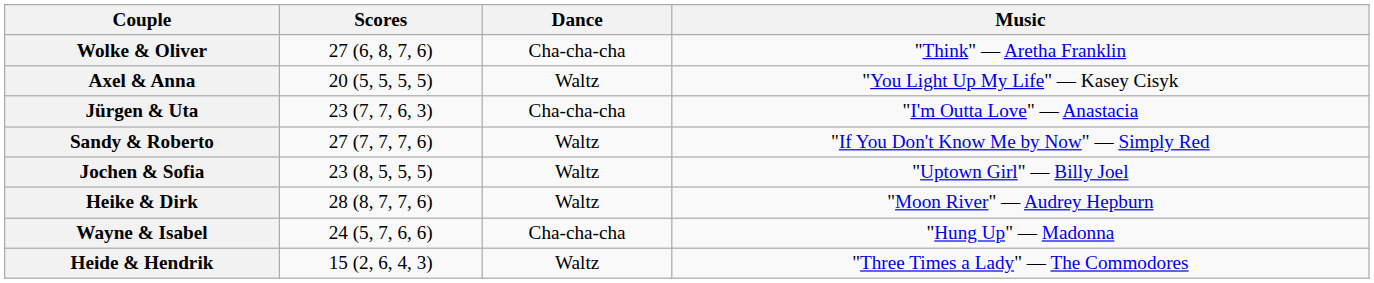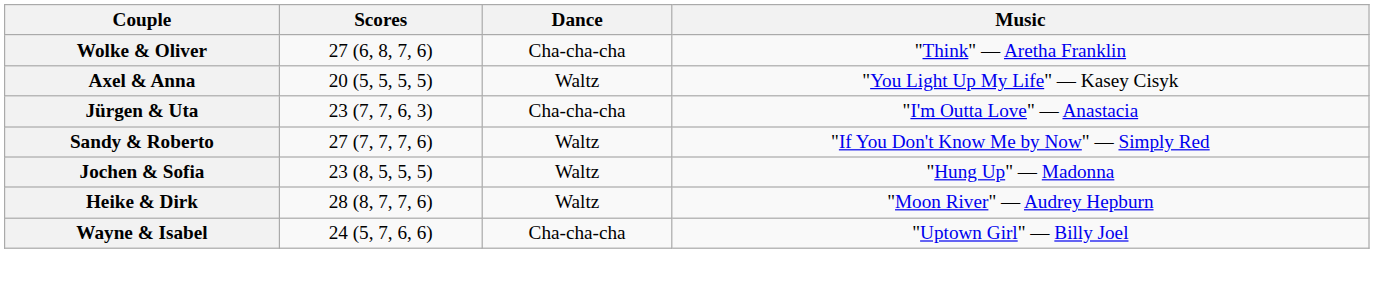(1020, 171) "Uptown Girl" — Billy Joel -> (1020, 171) "Hung Up" — Madonna
(1020, 232) "Hung Up" — Madonna -> (1020, 232) "Uptown Girl" — Billy Joel
- row: (142, 263)
